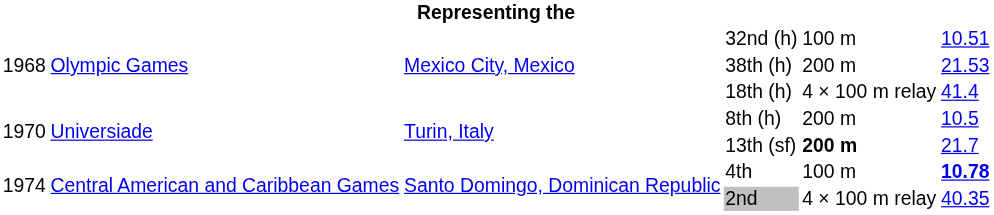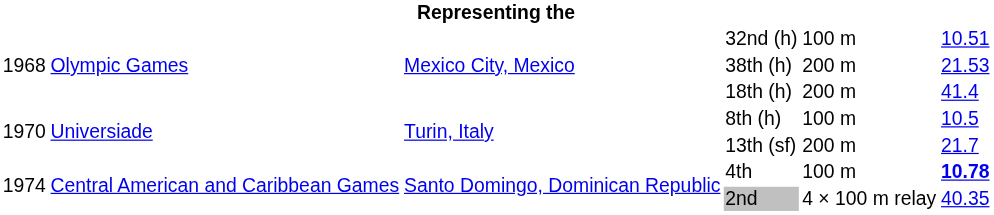(869, 92) 4 × 100 m relay -> (829, 92) 200 m
(829, 118) 200 m -> (829, 118) 100 m
(830, 145) bold -> (829, 145) normal
